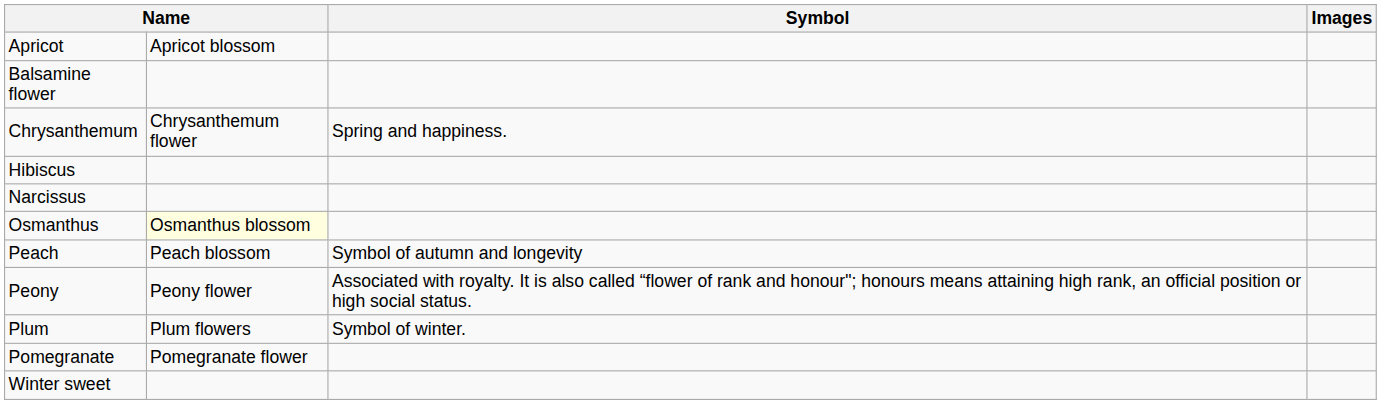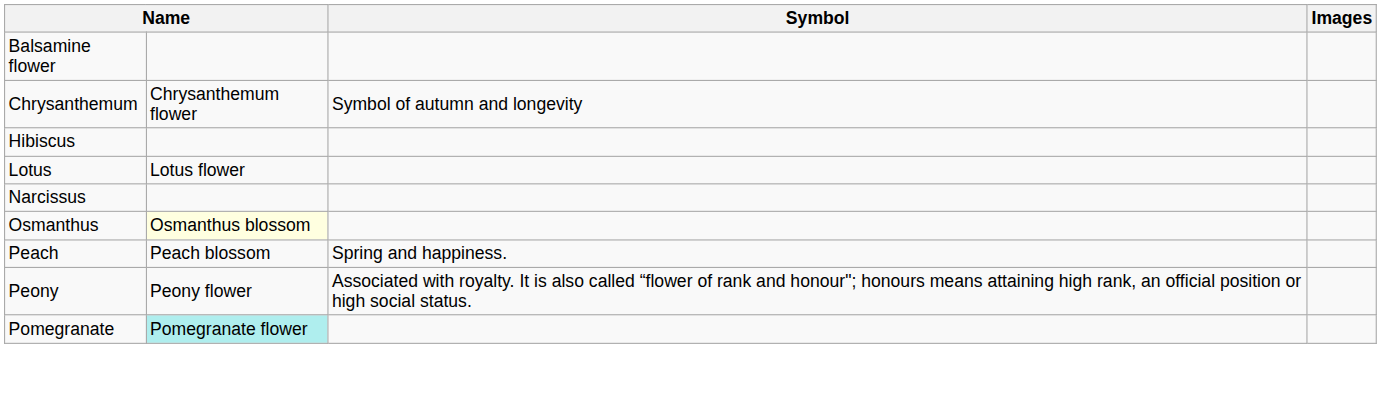- row: (36, 46)
(419, 131) Spring and happiness. -> (457, 103) Symbol of autumn and longevity
+ row: (30, 169)
(457, 253) Symbol of autumn and longevity -> (419, 253) Spring and happiness.
- row: (29, 329)
(229, 356) no background -> (229, 329) paleturquoise background
- row: (59, 384)
